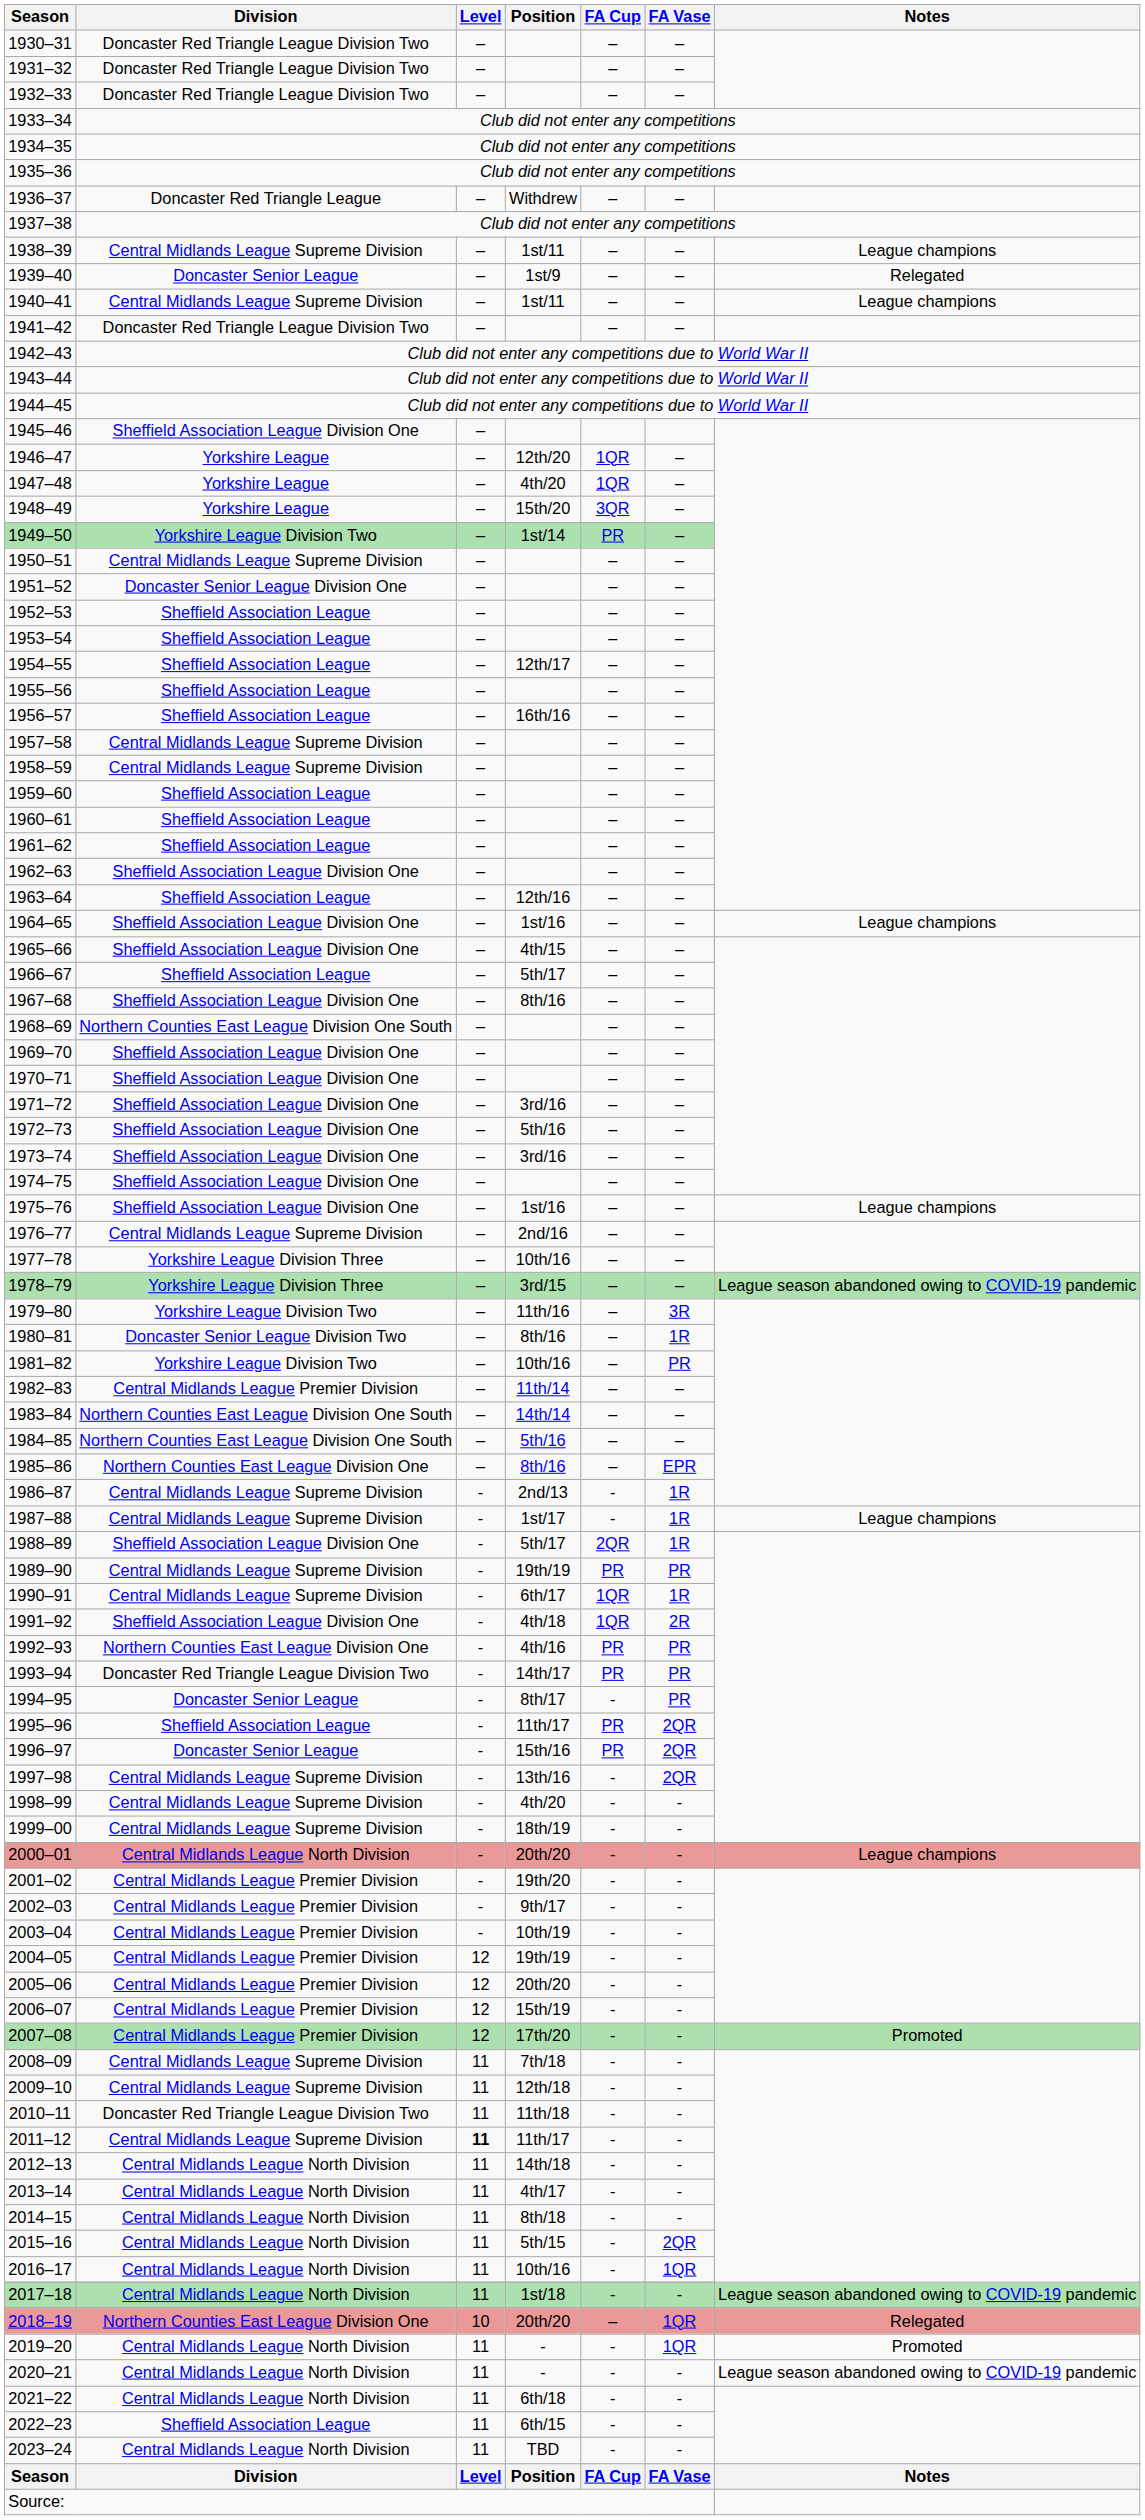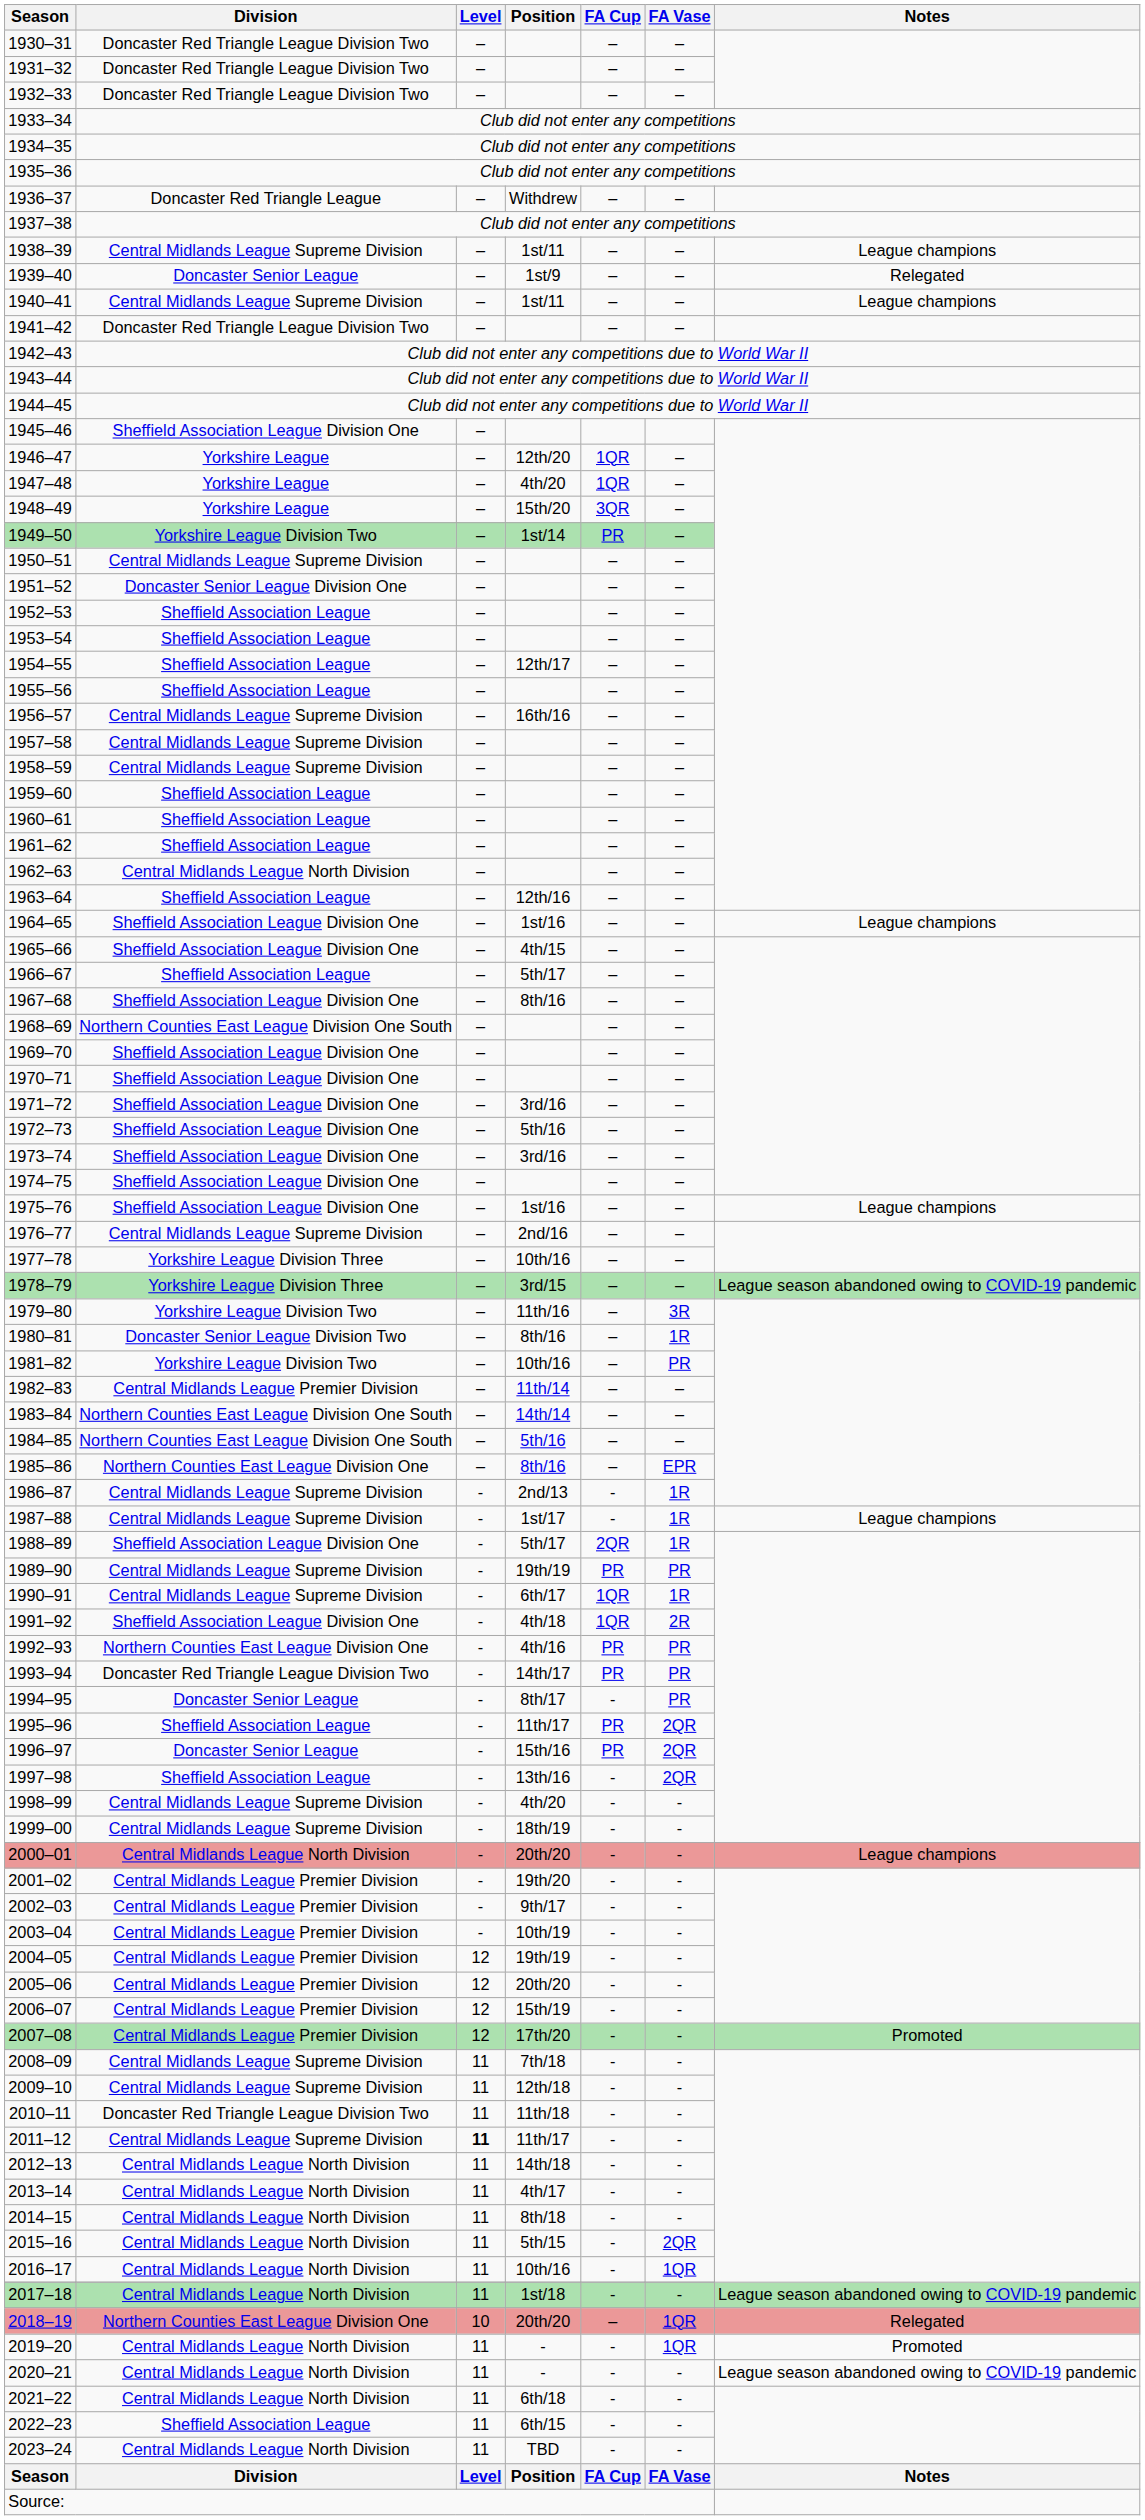(266, 716) Sheffield Association League -> (266, 716) Central Midlands League Supreme Division
(266, 871) Sheffield Association League Division One -> (266, 871) Central Midlands League North Division
(266, 1777) Central Midlands League Supreme Division -> (266, 1777) Sheffield Association League
